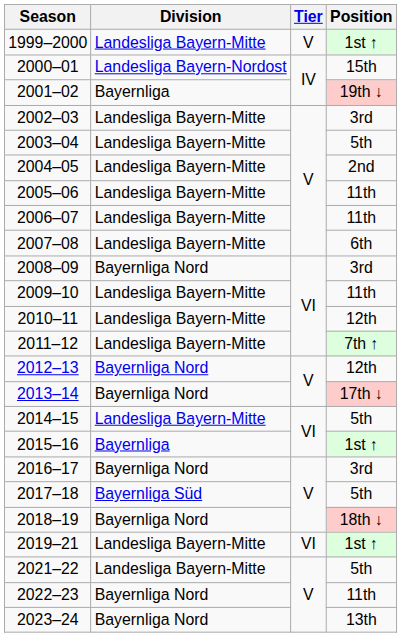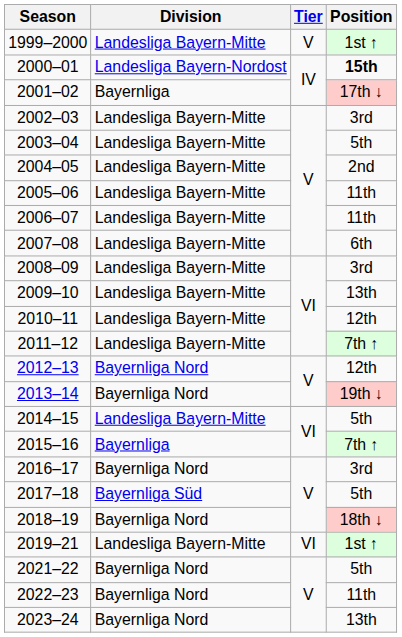(361, 67) normal -> (361, 67) bold
(361, 92) 19th ↓ -> (361, 92) 17th ↓
(152, 268) Bayernliga Nord -> (180, 268) Landesliga Bayern-Mitte
(361, 293) 11th -> (361, 293) 13th
(361, 393) 17th ↓ -> (361, 393) 19th ↓
(361, 444) 1st ↑ -> (361, 444) 7th ↑
(180, 569) Landesliga Bayern-Mitte -> (152, 569) Bayernliga Nord
